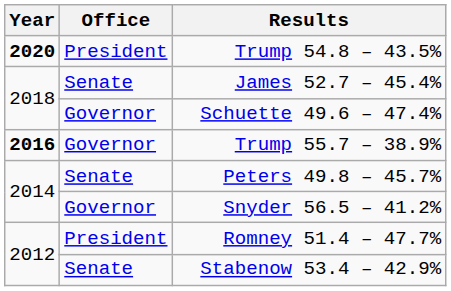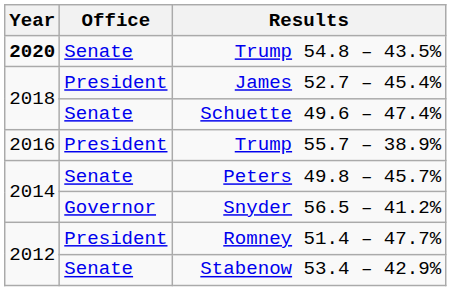(116, 51) President -> (99, 51) Senate
(99, 83) Senate -> (116, 83) President
(110, 114) Governor -> (99, 114) Senate
(32, 145) bold -> (32, 145) normal
(110, 145) Governor -> (116, 145) President
